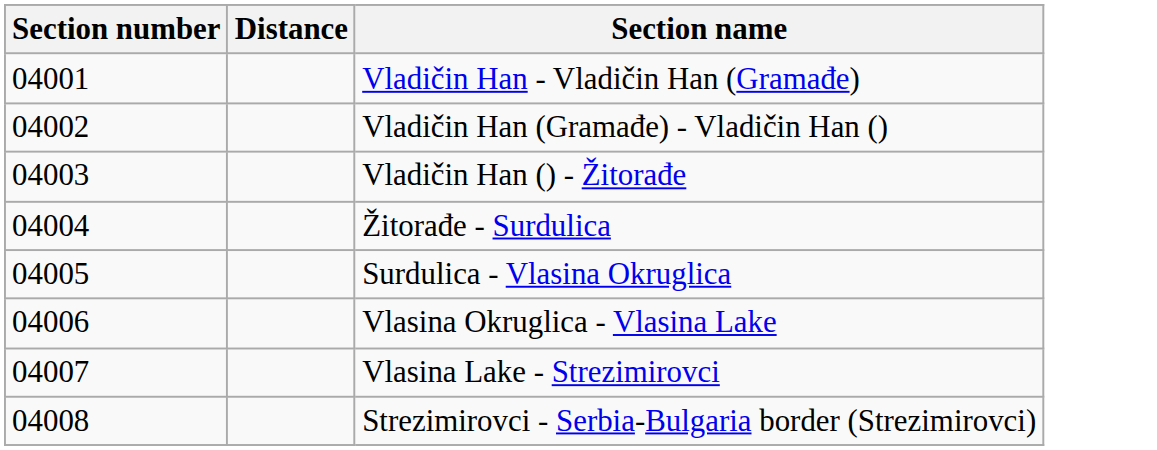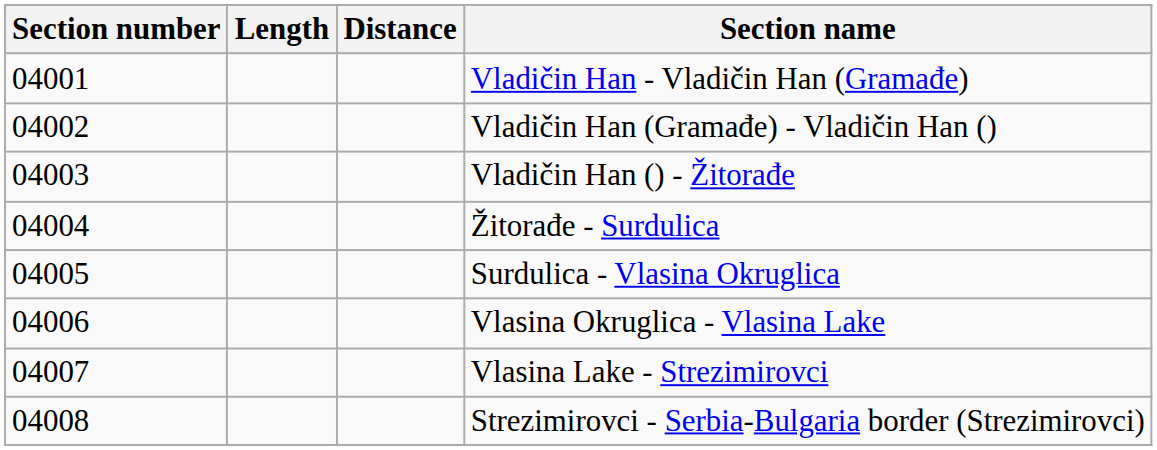+ column: (282, 28)
